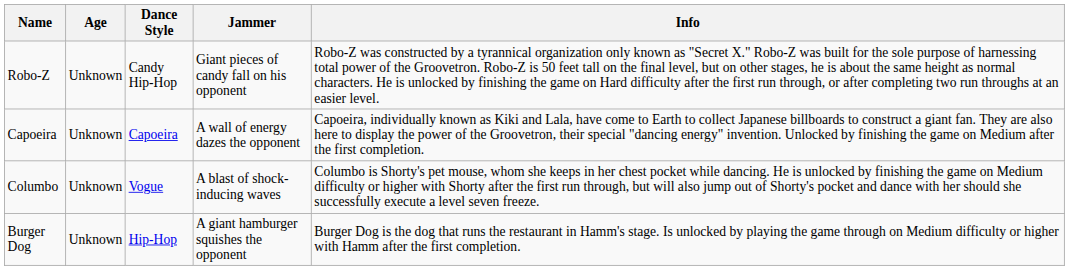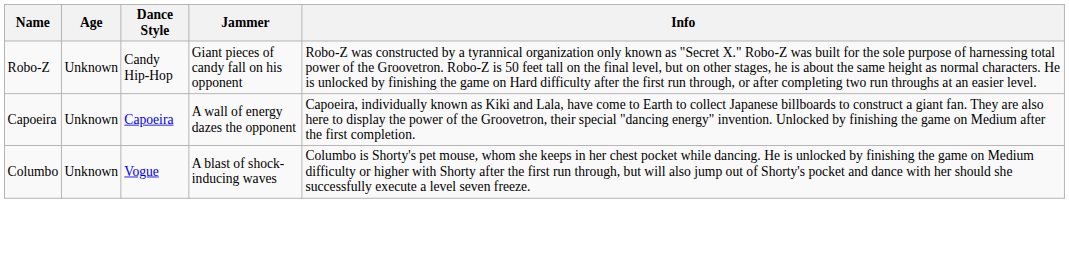- row: (26, 239)
